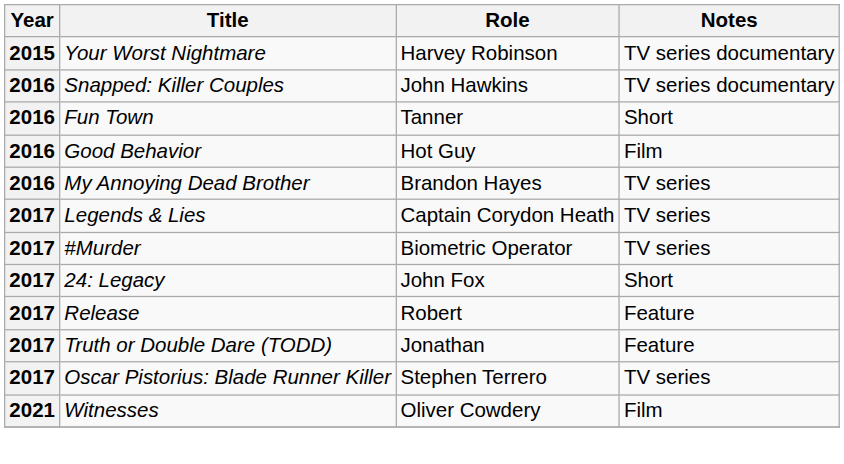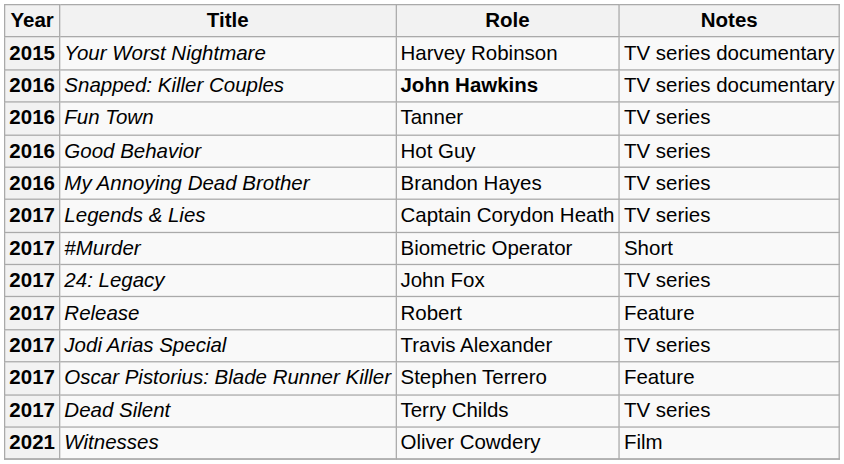(464, 85) normal -> (469, 85) bold
(648, 118) Short -> (667, 118) TV series
(643, 150) Film -> (667, 150) TV series
(667, 248) TV series -> (648, 248) Short
(648, 280) Short -> (667, 280) TV series
- row: (198, 345)
+ row: (145, 345)
(667, 378) TV series -> (659, 378) Feature
+ row: (117, 410)
